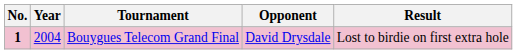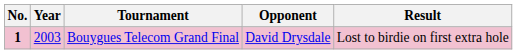(47, 38) 2004 -> (47, 38) 2003
